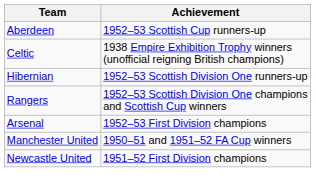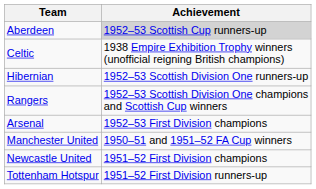(185, 30) no background -> (185, 30) lightgrey background
+ row: (53, 175)
